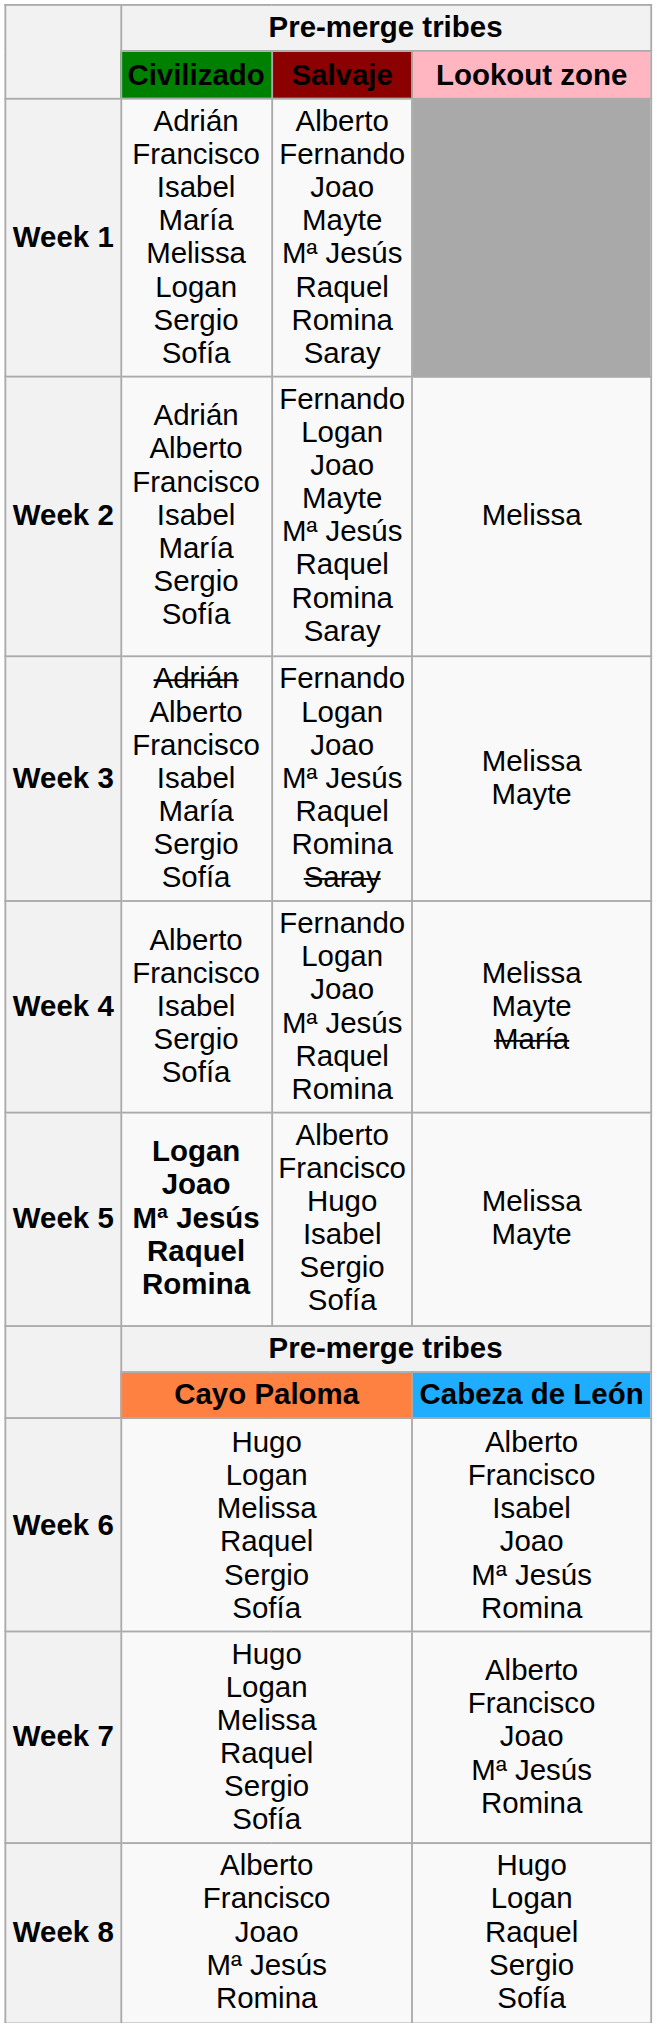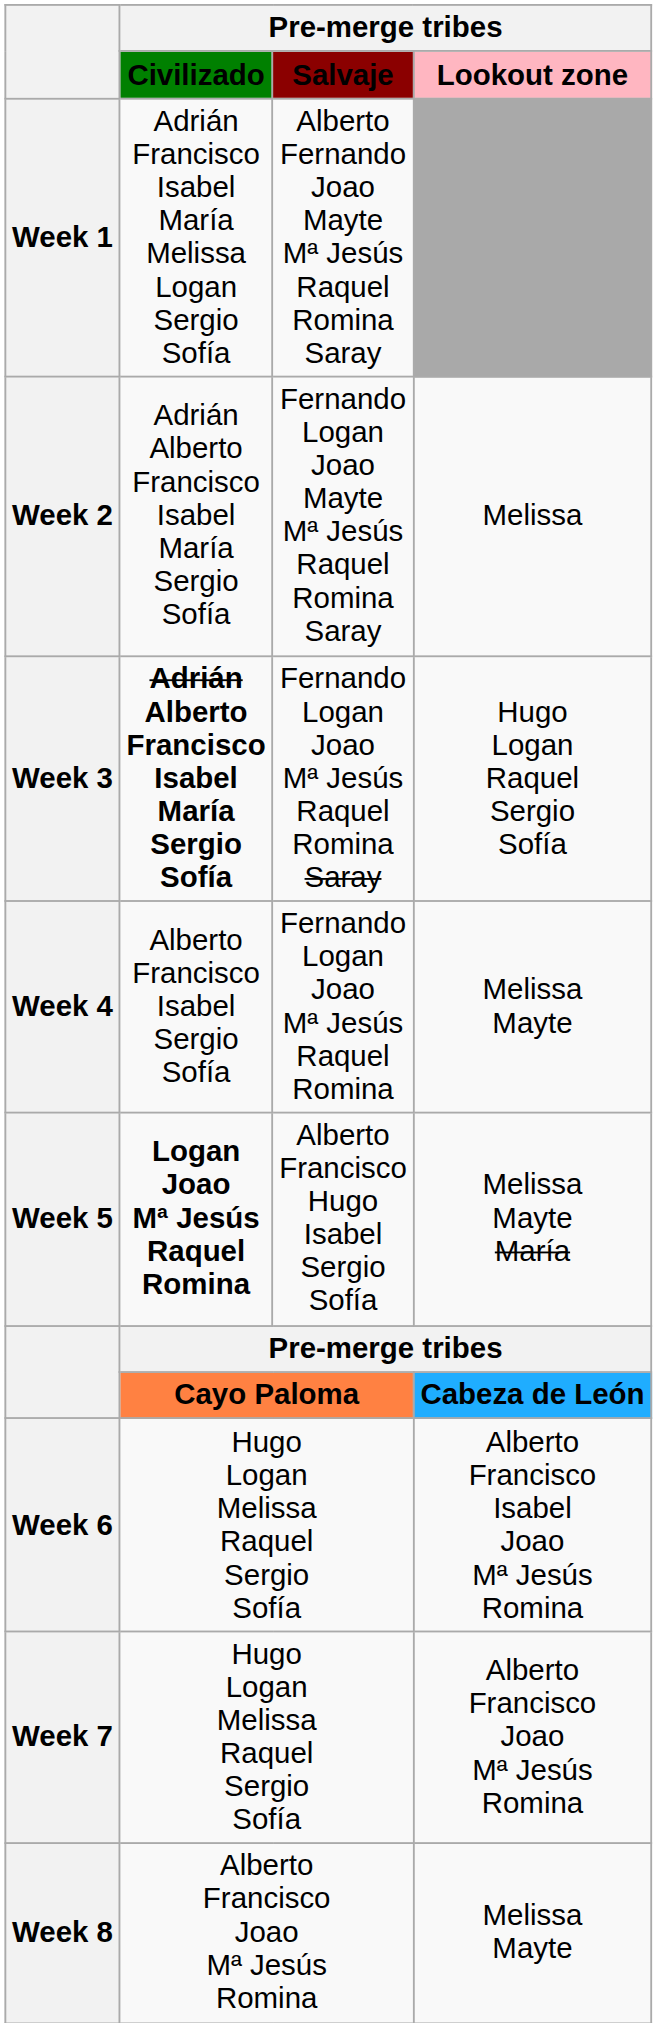(196, 777) normal -> (196, 777) bold
(532, 777) Melissa Mayte -> (532, 777) Hugo Logan Raquel Sergio Sofía
(532, 1006) Melissa Mayte María -> (532, 1006) Melissa Mayte
(532, 1218) Melissa Mayte -> (532, 1218) Melissa Mayte María
(532, 1932) Hugo Logan Raquel Sergio Sofía -> (532, 1932) Melissa Mayte
